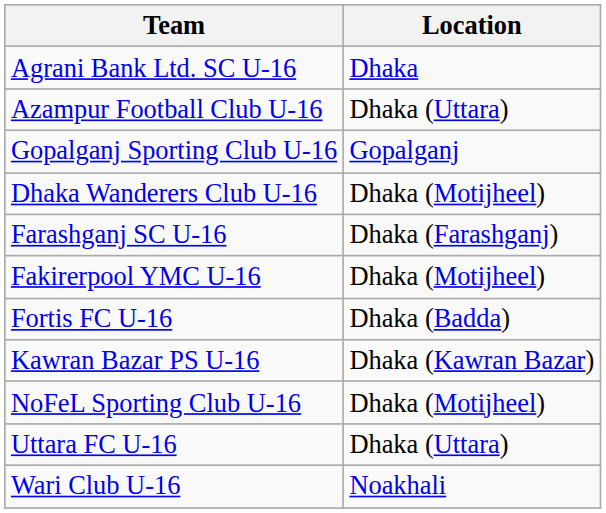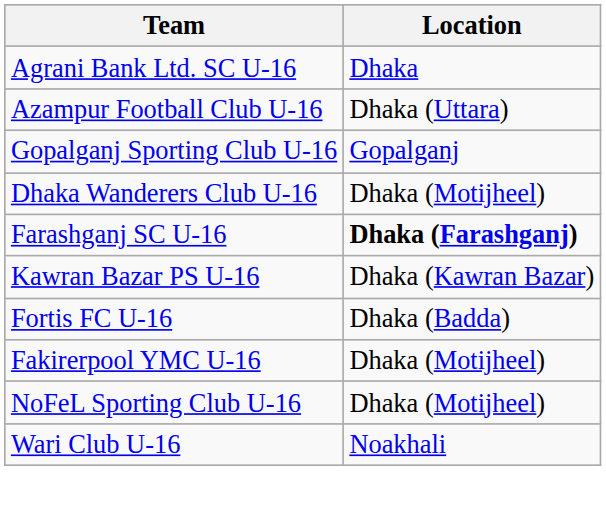(454, 234) normal -> (463, 234) bold
rows swapped: (136, 276) <-> (135, 360)
- row: (94, 444)
